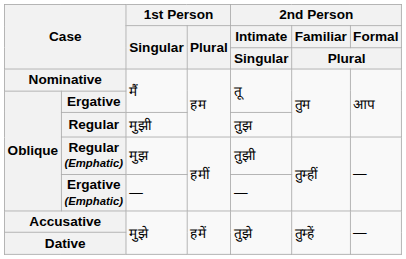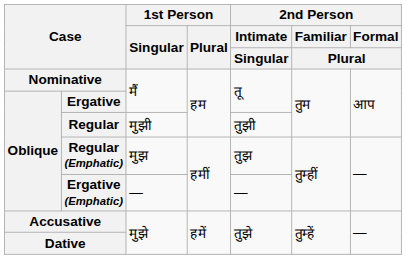(243, 125) तुझ -> (245, 125) तुझी
(245, 156) तुझी -> (243, 156) तुझ
